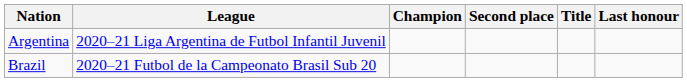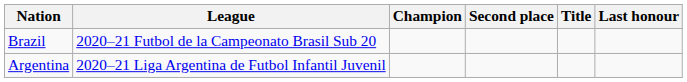rows swapped: (39, 41) <-> (27, 65)
